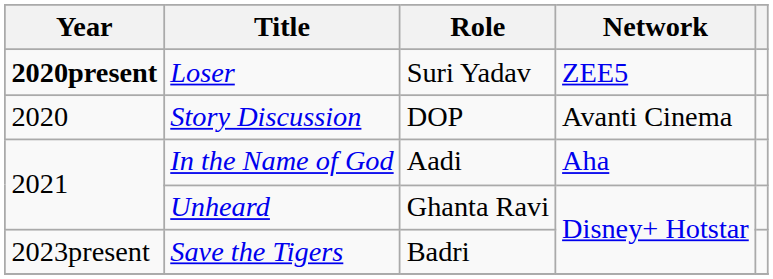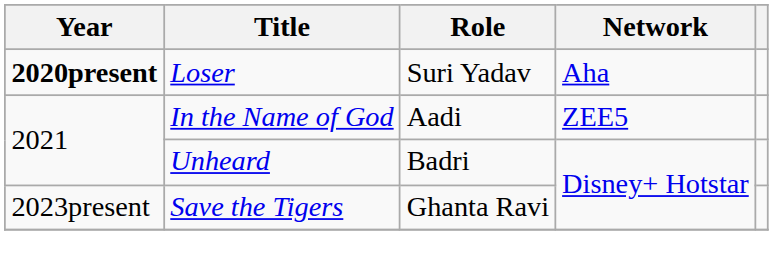(595, 71) ZEE5 -> (586, 71) Aha
- row: (266, 116)
(586, 161) Aha -> (595, 116) ZEE5
(478, 206) Ghanta Ravi -> (438, 161) Badri
(438, 251) Badri -> (478, 206) Ghanta Ravi
